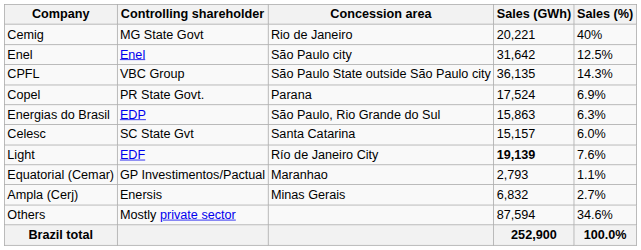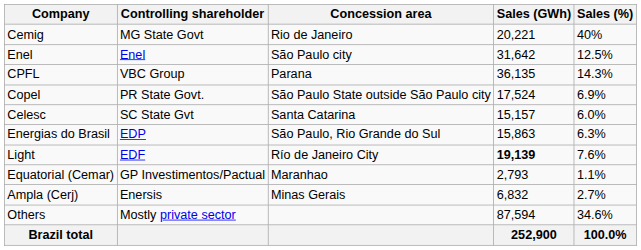(381, 74) São Paulo State outside São Paulo city -> (291, 74) Parana
(291, 94) Parana -> (381, 94) São Paulo State outside São Paulo city
rows swapped: (59, 114) <-> (27, 134)
